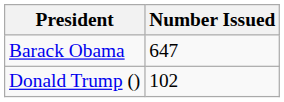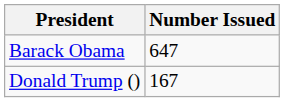(164, 81) 102 -> (164, 81) 167
